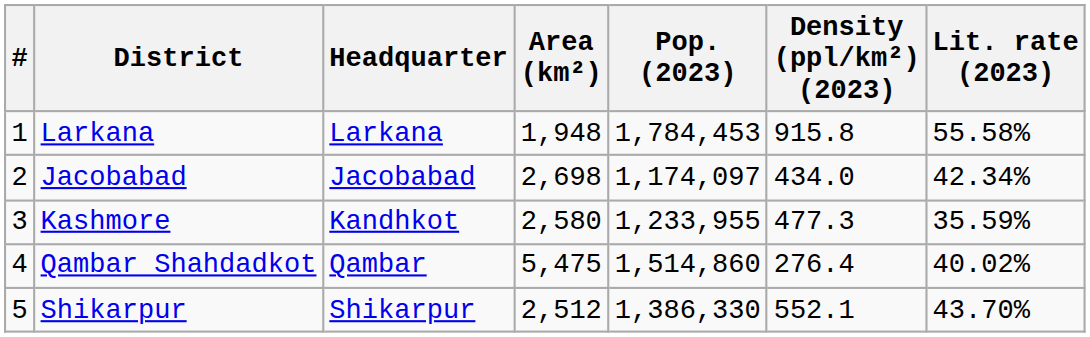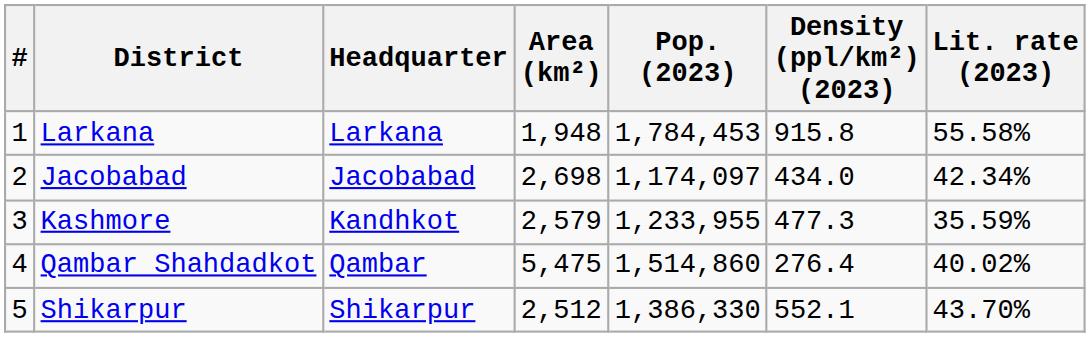(561, 222) 2,580 -> (561, 222) 2,579
